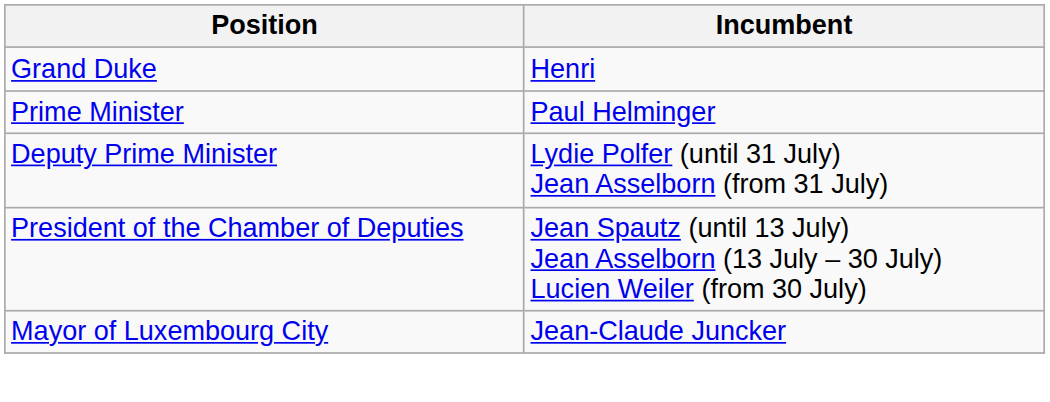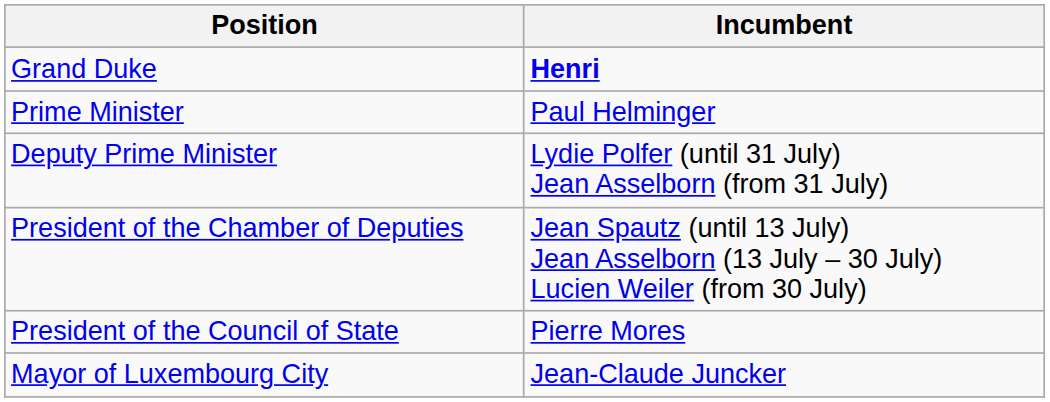(563, 68) normal -> (565, 68) bold
+ row: (205, 331)
